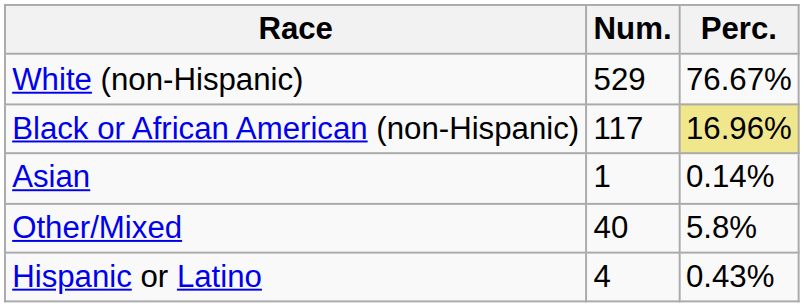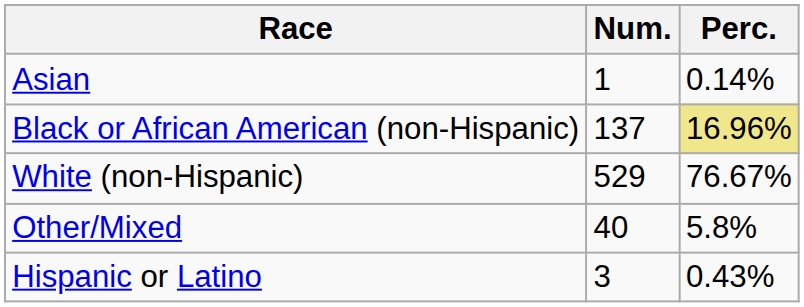rows swapped: (158, 78) <-> (51, 177)
(618, 128) 117 -> (620, 128) 137
(602, 276) 4 -> (602, 276) 3
